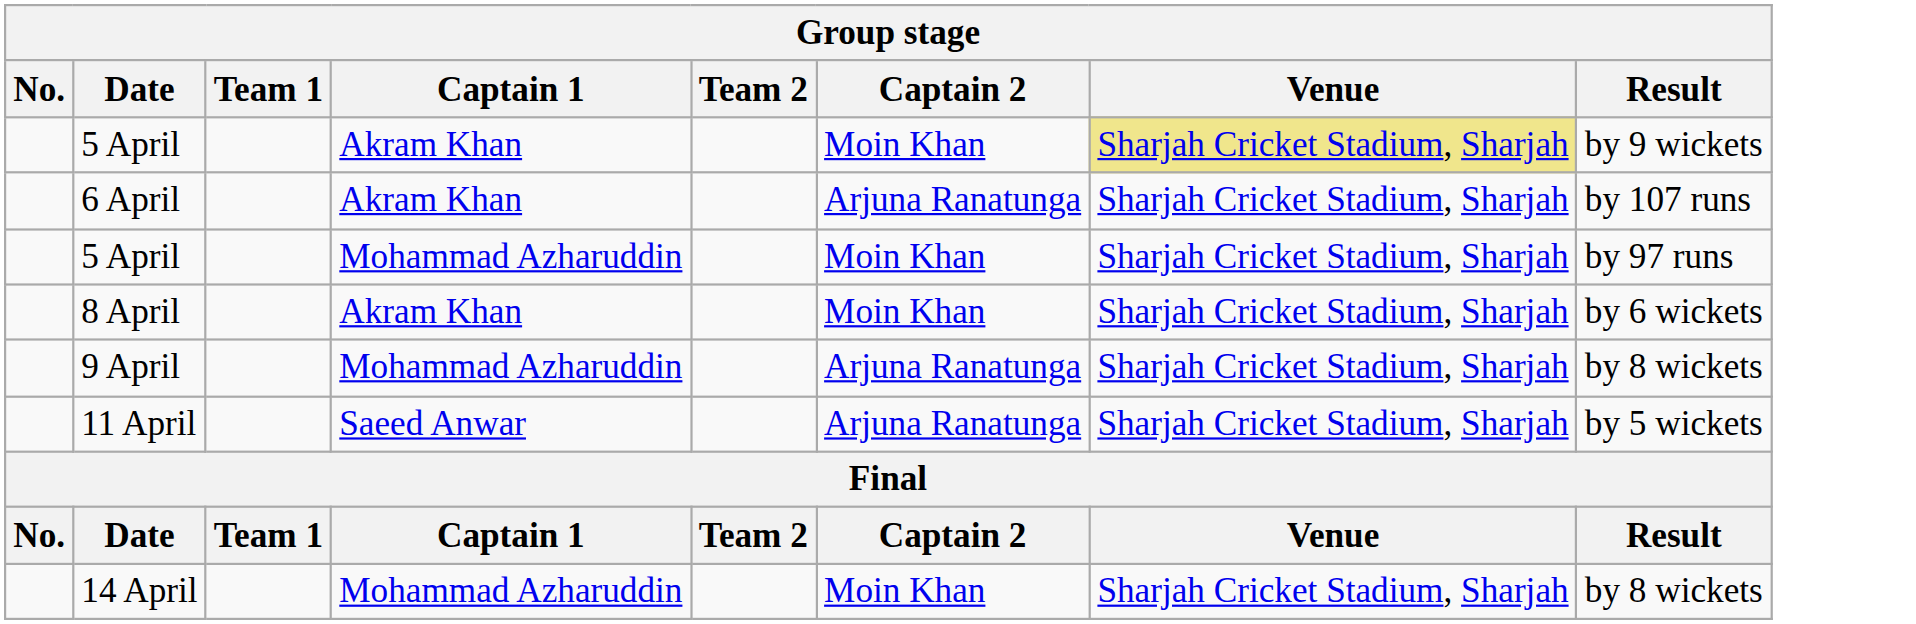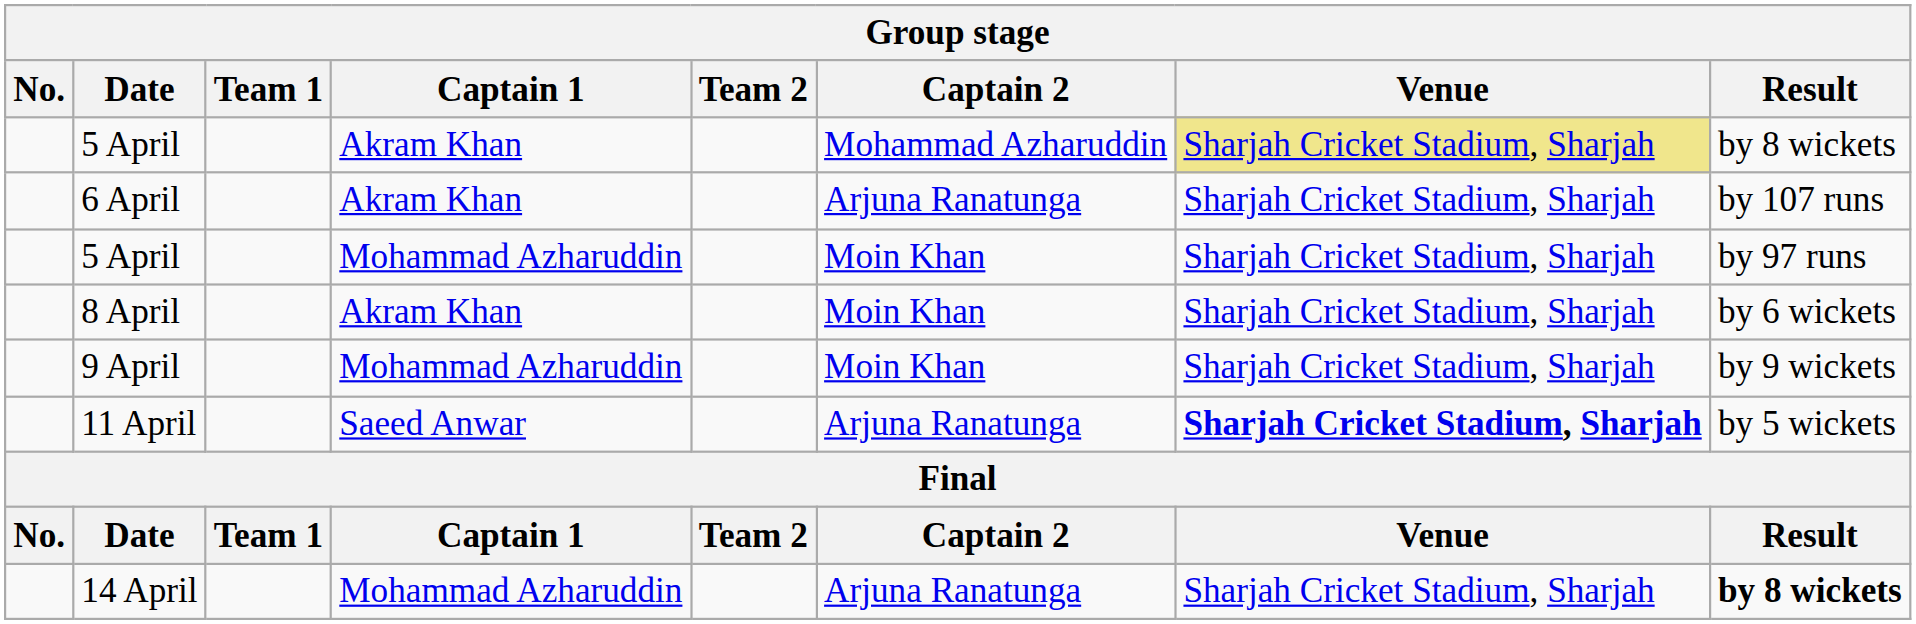(905, 144) Moin Khan -> (996, 144) Mohammad Azharuddin
(1674, 144) by 9 wickets -> (1807, 144) by 8 wickets
(953, 367) Arjuna Ranatunga -> (905, 367) Moin Khan
(1674, 367) by 8 wickets -> (1807, 367) by 9 wickets
(1333, 423) normal -> (1443, 423) bold
(905, 590) Moin Khan -> (953, 590) Arjuna Ranatunga
(1674, 590) normal -> (1810, 590) bold
